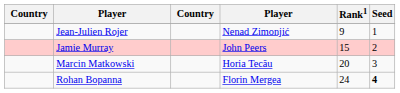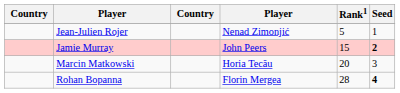(342, 31) 9 -> (342, 31) 5
(375, 47) normal -> (375, 47) bold
(344, 80) 24 -> (344, 80) 28
